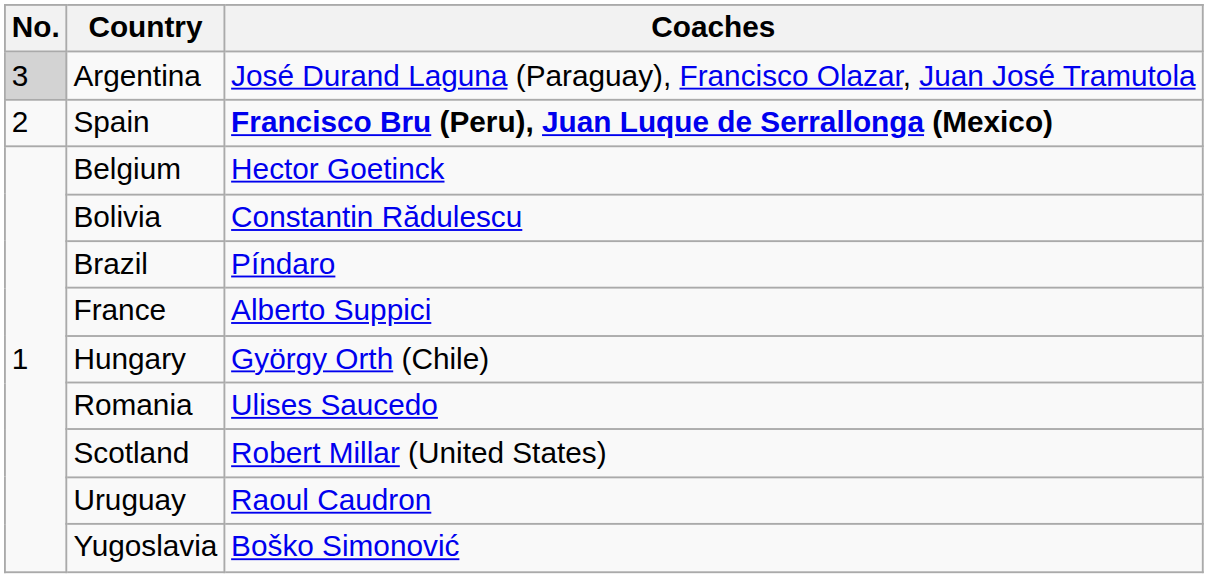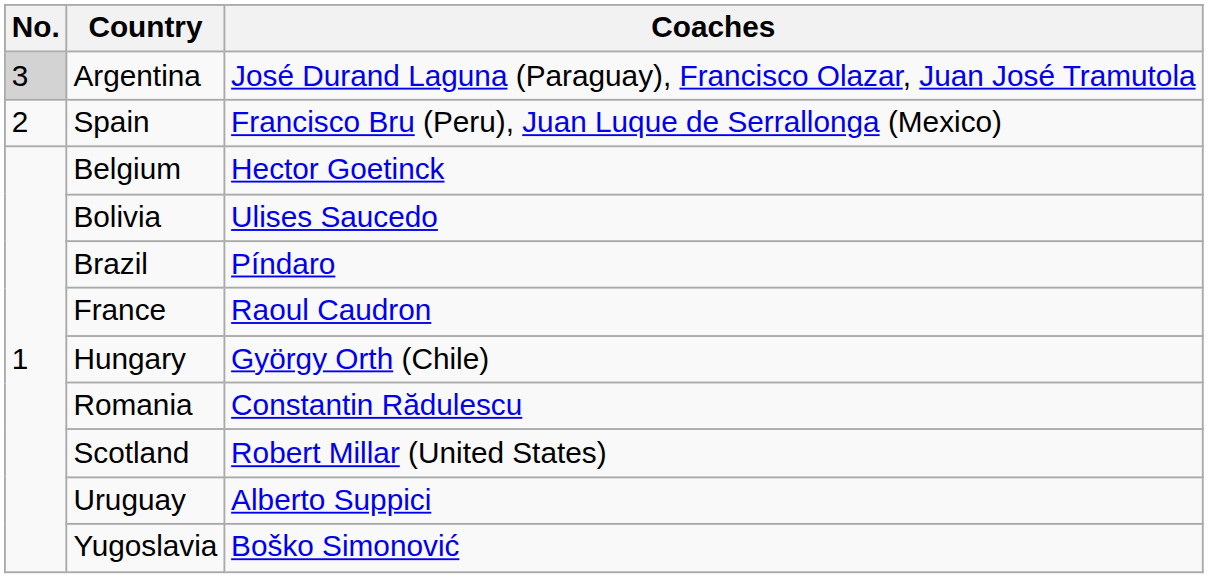(642, 122) bold -> (617, 122) normal
(377, 216) Constantin Rădulescu -> (335, 216) Ulises Saucedo
(331, 311) Alberto Suppici -> (331, 311) Raoul Caudron
(335, 405) Ulises Saucedo -> (377, 405) Constantin Rădulescu
(331, 500) Raoul Caudron -> (331, 500) Alberto Suppici
